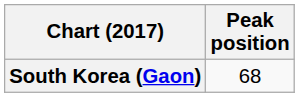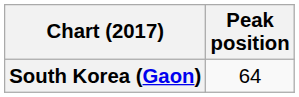(250, 75) 68 -> (250, 75) 64
